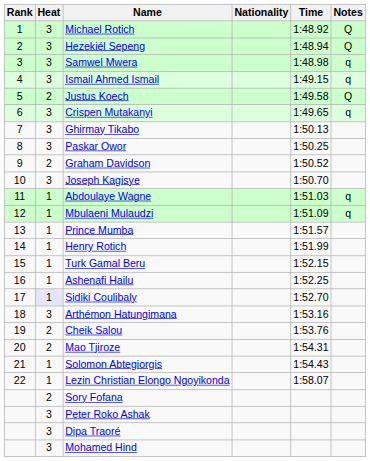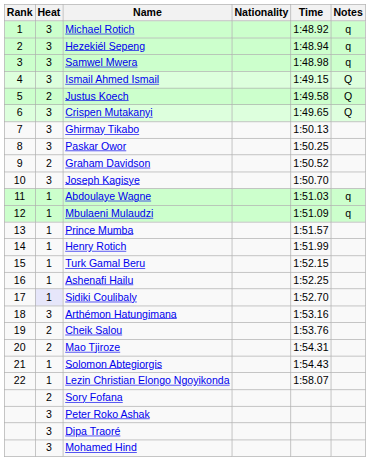(348, 29) Q -> (348, 29) q
(348, 46) Q -> (348, 46) q
(348, 79) q -> (348, 79) Q
(348, 113) q -> (348, 113) Q
